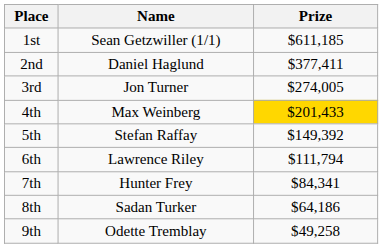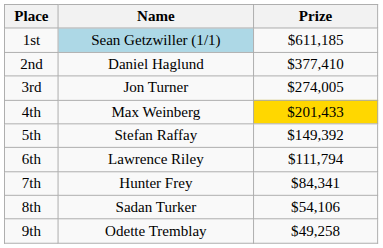(156, 40) no background -> (156, 40) lightblue background
(316, 64) $377,411 -> (316, 64) $377,410
(316, 207) $64,186 -> (316, 207) $54,106
